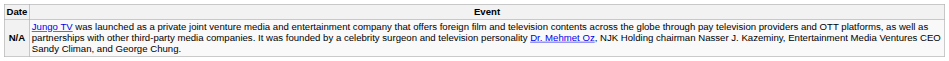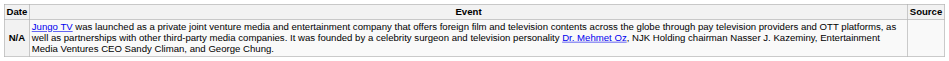+ column: (926, 12)
